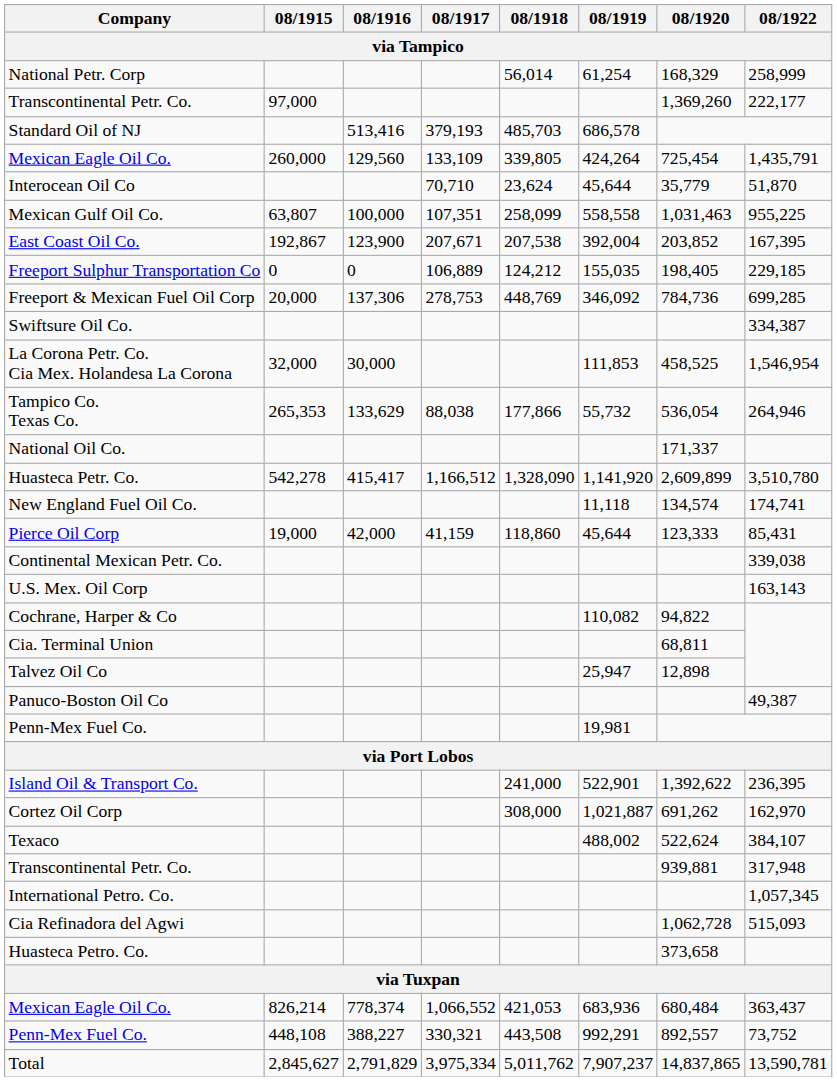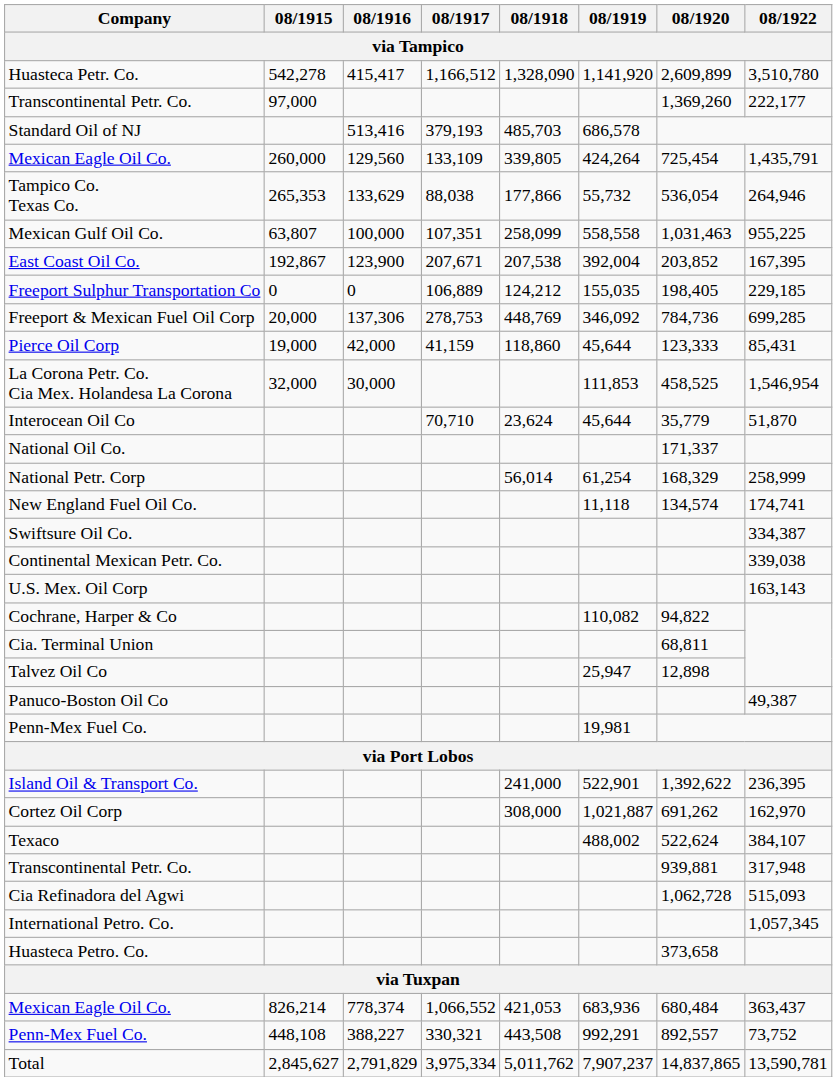rows swapped: (74, 476) <-> (77, 74)
rows swapped: (54, 411) <-> (72, 185)
rows swapped: (64, 532) <-> (70, 325)
rows swapped: (96, 923) <-> (91, 895)
